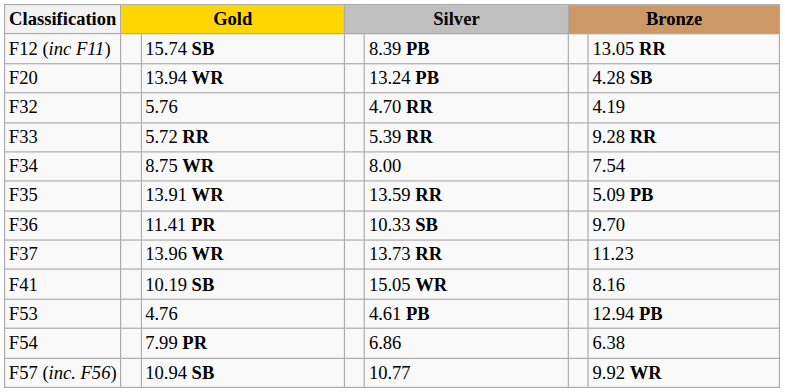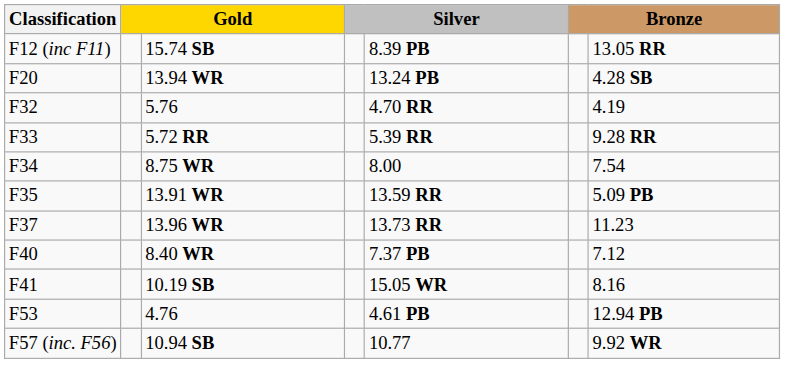- row: (180, 225)
+ row: (180, 254)
- row: (176, 343)
